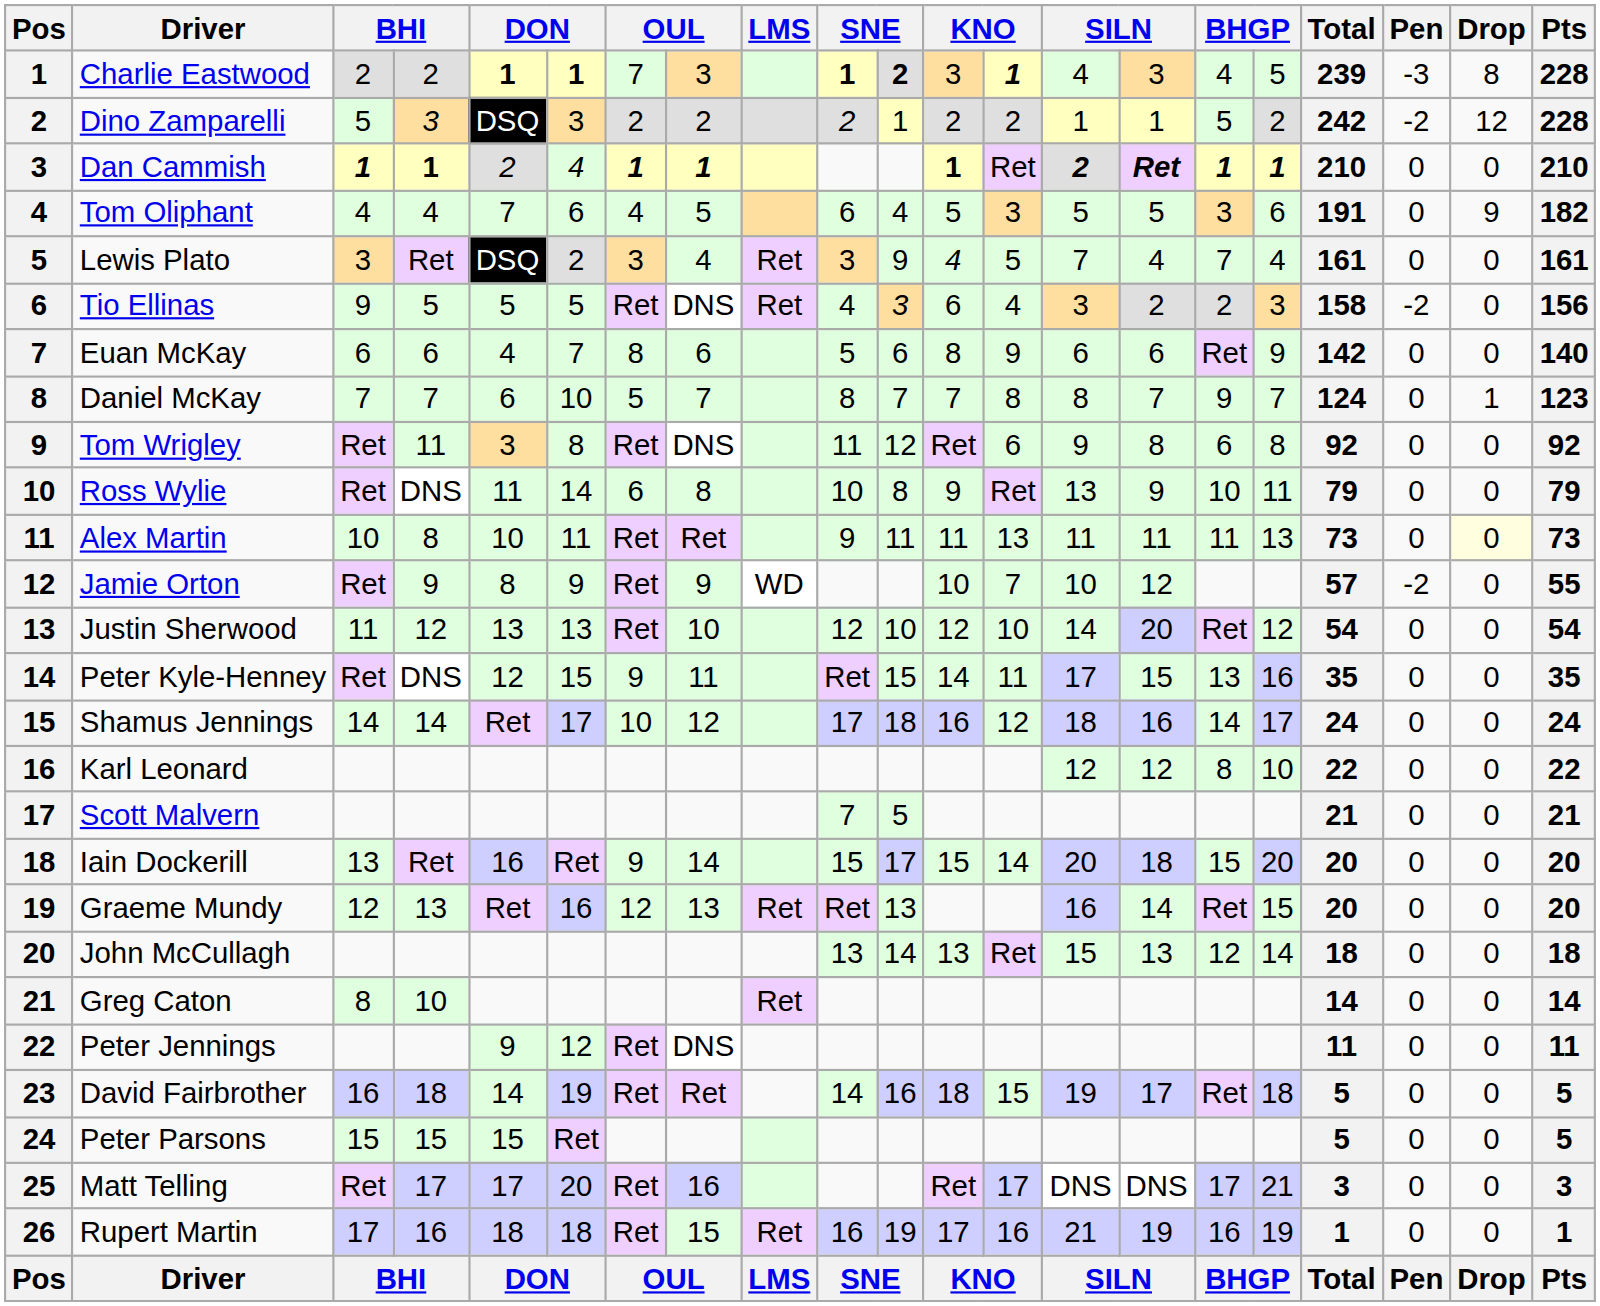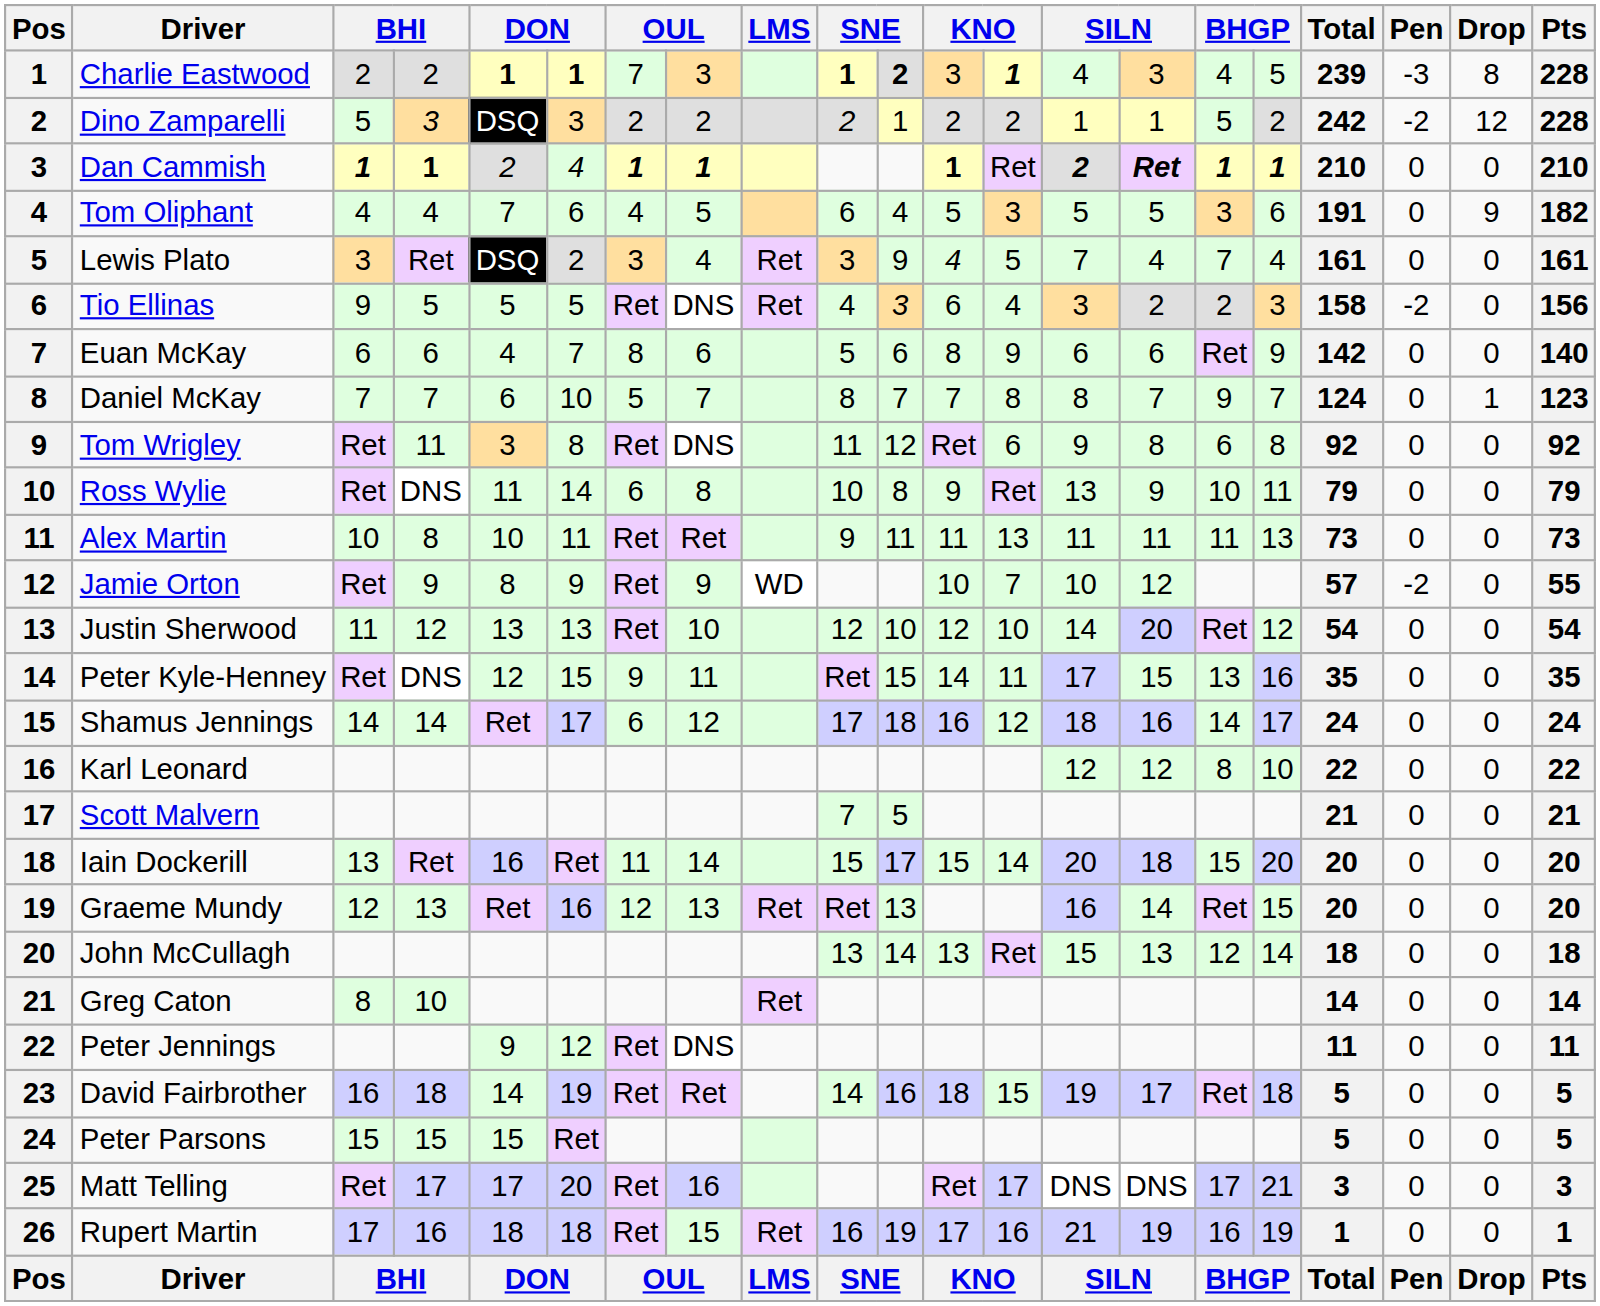(1491, 537) lightyellow background -> (1491, 537) no background
(636, 722) 10 -> (636, 722) 6
(636, 861) 9 -> (636, 861) 11
